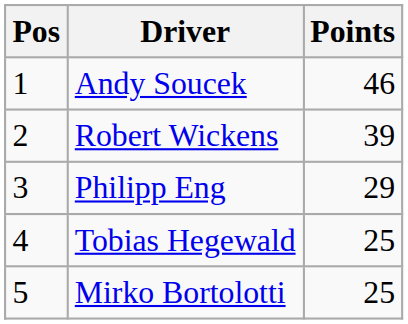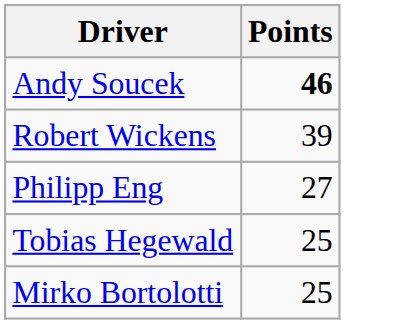- column: (36, 30)
(379, 83) normal -> (317, 83) bold
(379, 188) 29 -> (317, 188) 27
